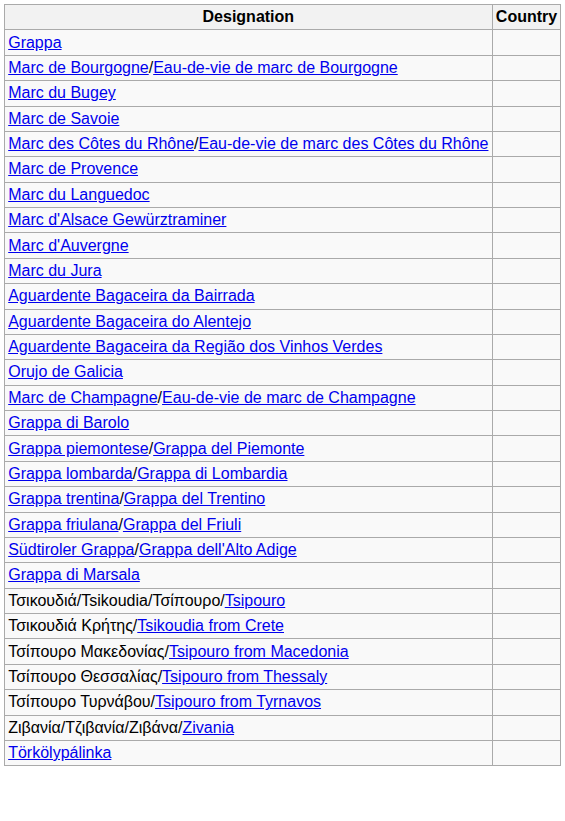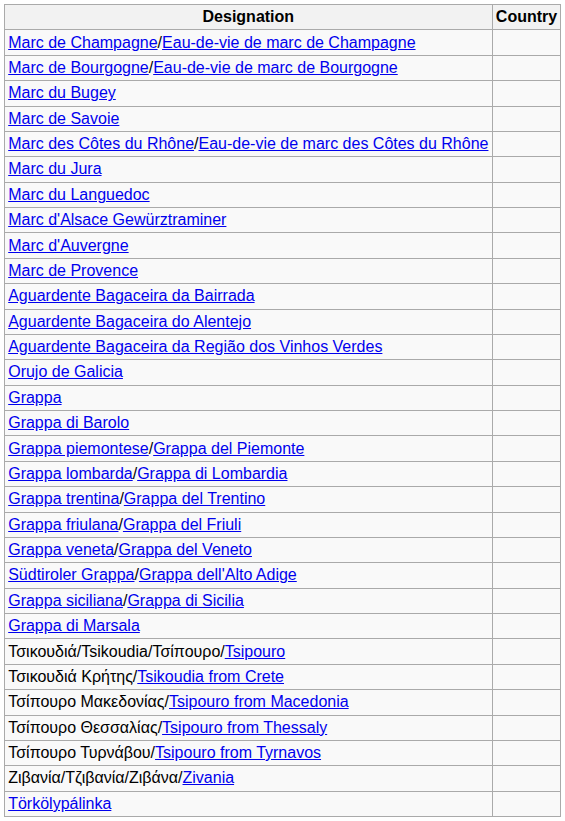rows swapped: (212, 397) <-> (35, 42)
rows swapped: (73, 169) <-> (55, 270)
+ row: (130, 550)
+ row: (126, 600)
